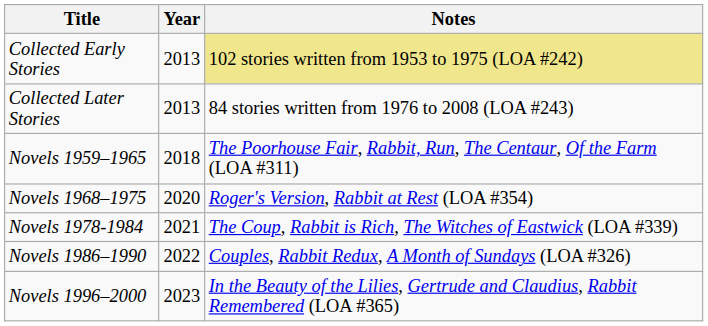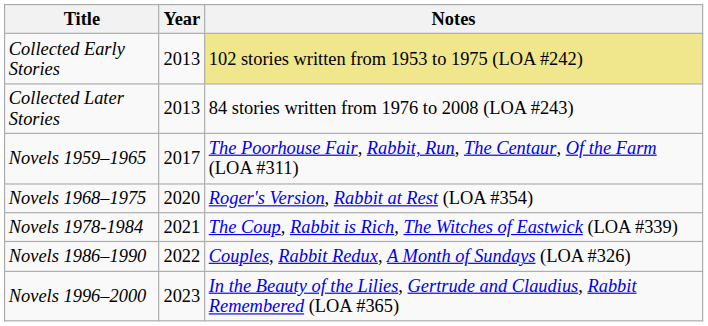(182, 158) 2018 -> (182, 158) 2017
